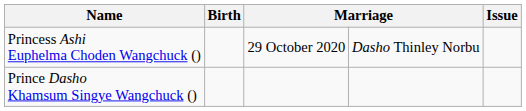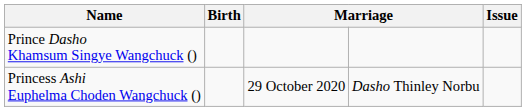rows swapped: (102, 86) <-> (104, 47)
